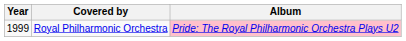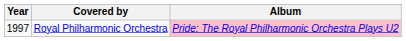(18, 28) 1999 -> (18, 28) 1997
